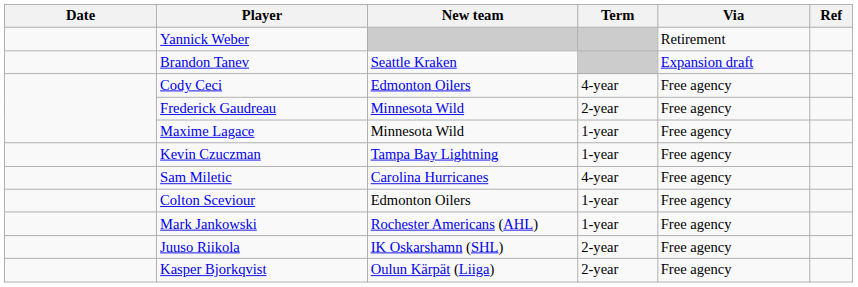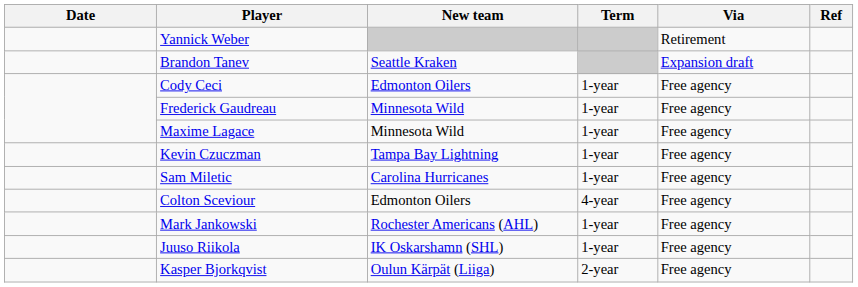(600, 85) 4-year -> (600, 85) 1-year
(600, 108) 2-year -> (600, 108) 1-year
(600, 177) 4-year -> (600, 177) 1-year
(600, 200) 1-year -> (600, 200) 4-year
(600, 246) 2-year -> (600, 246) 1-year
